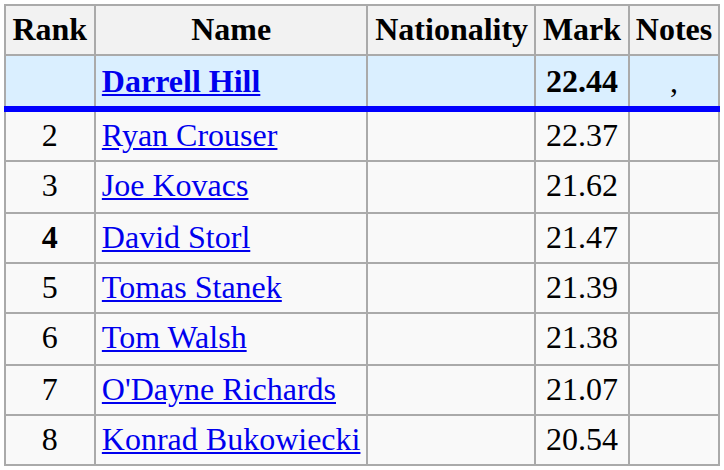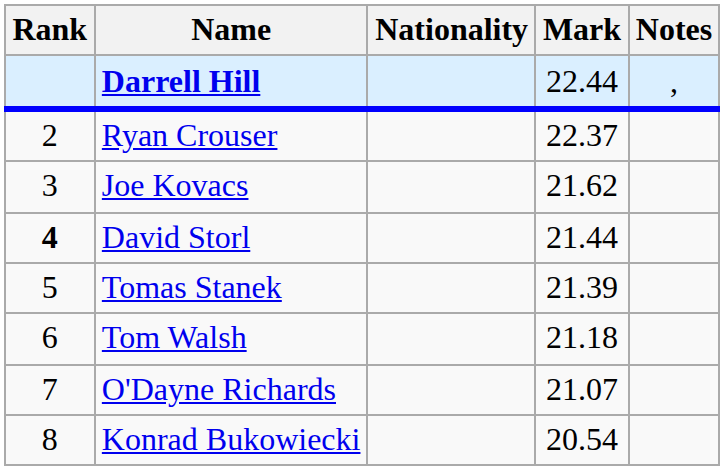(582, 80) bold -> (582, 80) normal
(582, 236) 21.47 -> (582, 236) 21.44
(582, 338) 21.38 -> (582, 338) 21.18
